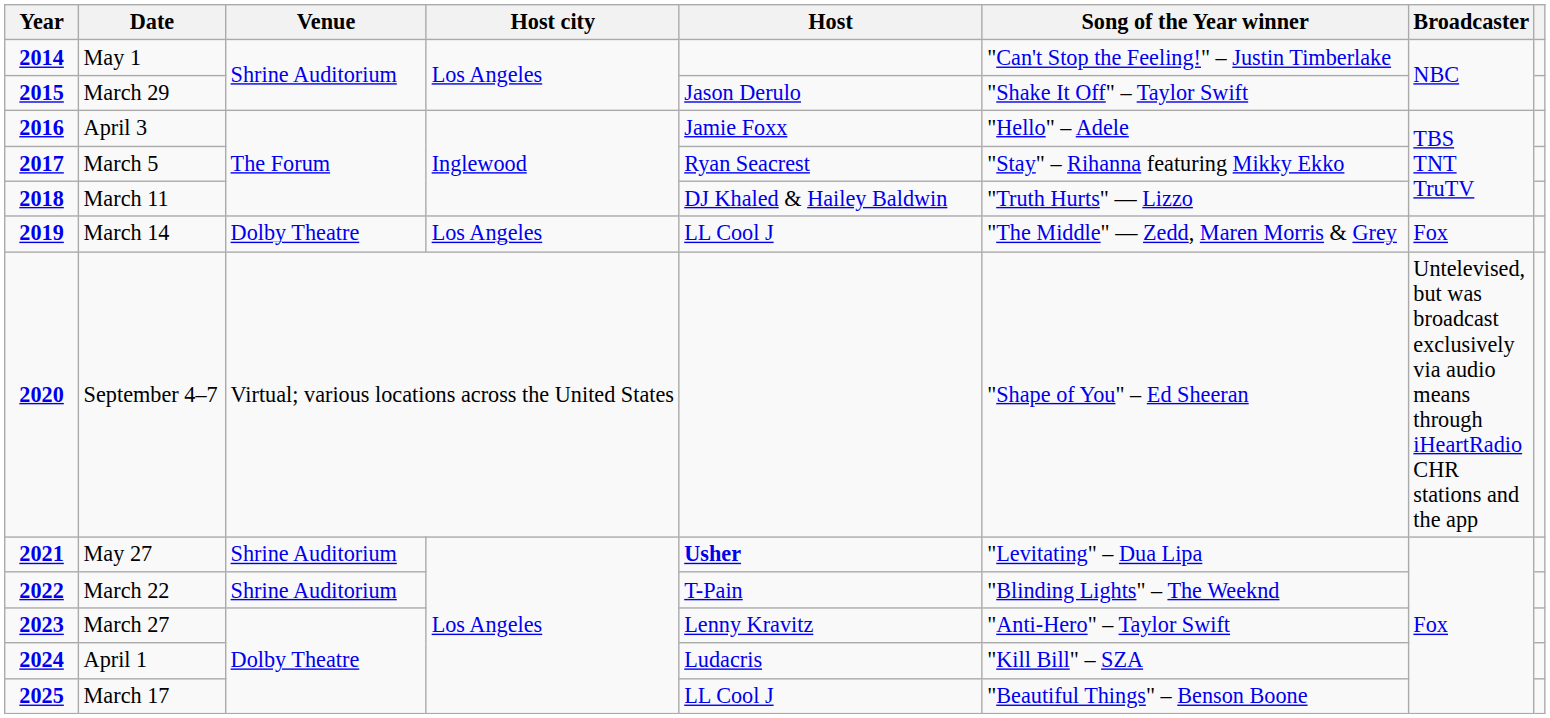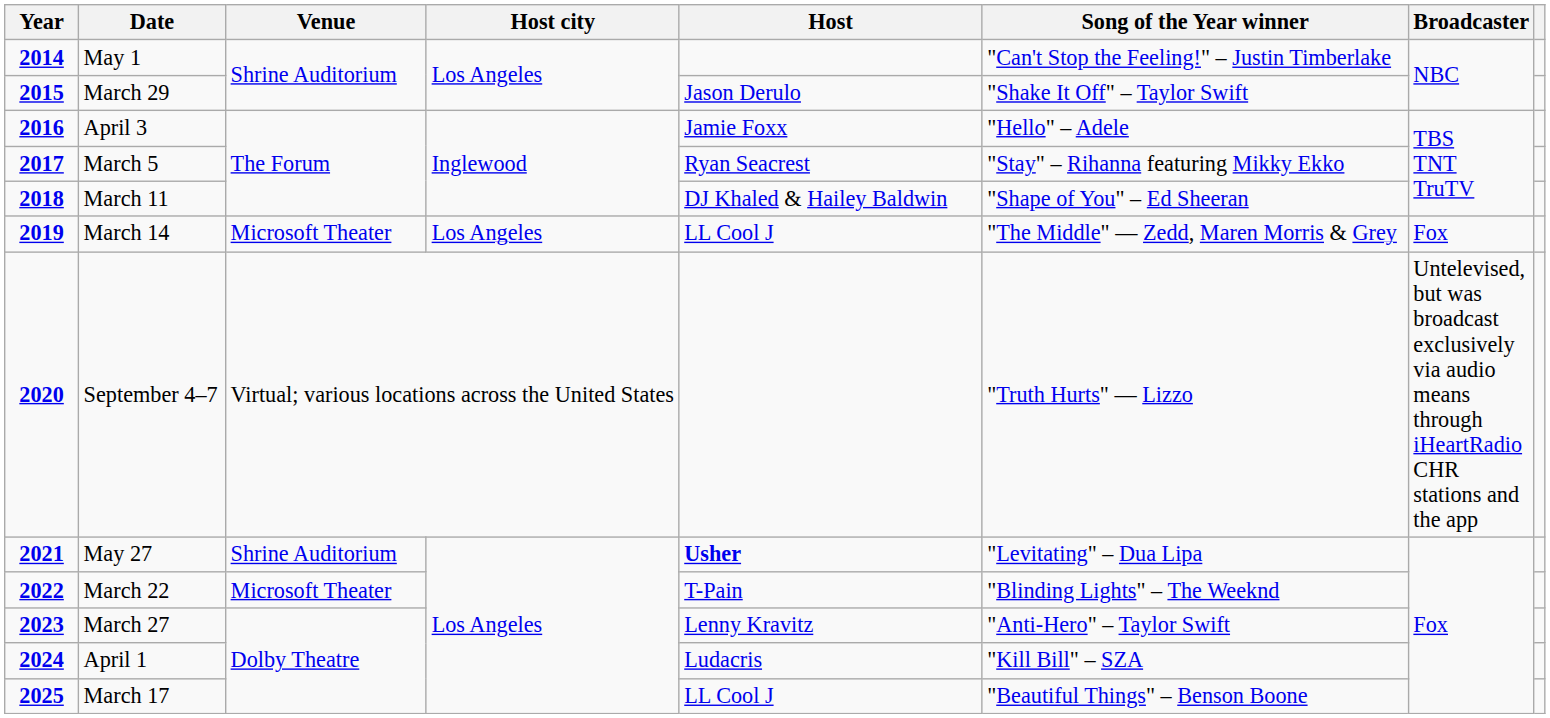(1090, 198) "Truth Hurts" — Lizzo -> (1118, 198) "Shape of You" – Ed Sheeran
(295, 233) Dolby Theatre -> (311, 233) Microsoft Theater
(1118, 394) "Shape of You" – Ed Sheeran -> (1090, 394) "Truth Hurts" — Lizzo
(314, 589) Shrine Auditorium -> (311, 589) Microsoft Theater
